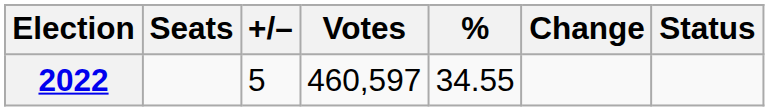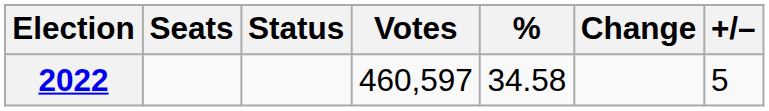columns swapped: (270, 29) <-> (707, 29)
(475, 79) 34.55 -> (527, 79) 34.58
